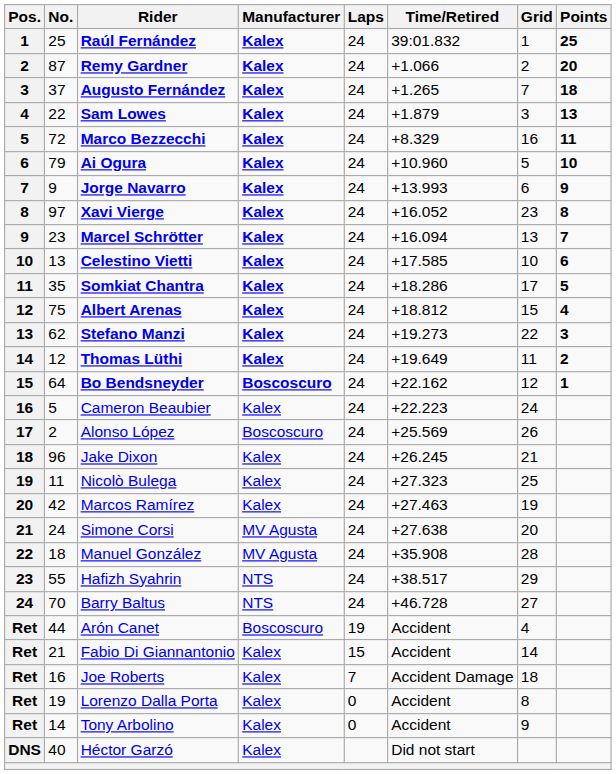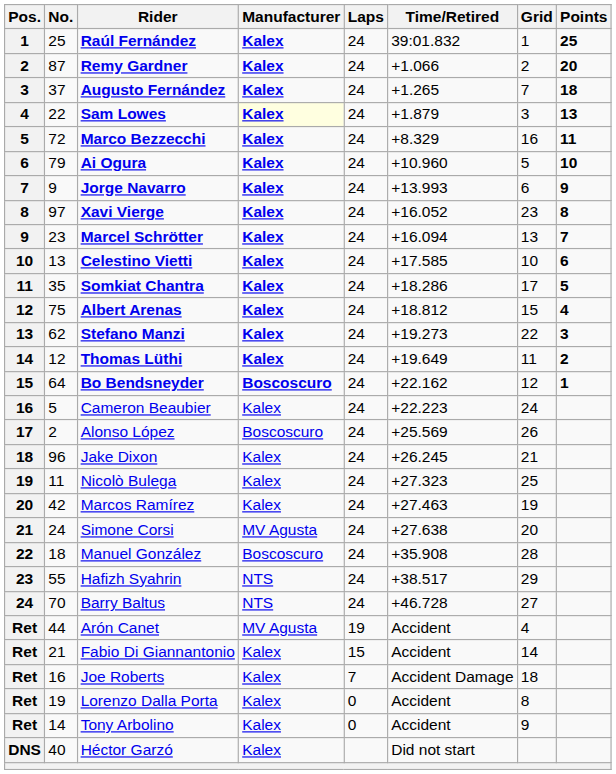(263, 114) no background -> (263, 114) lightyellow background
(280, 554) MV Agusta -> (283, 554) Boscoscuro
(283, 627) Boscoscuro -> (280, 627) MV Agusta
